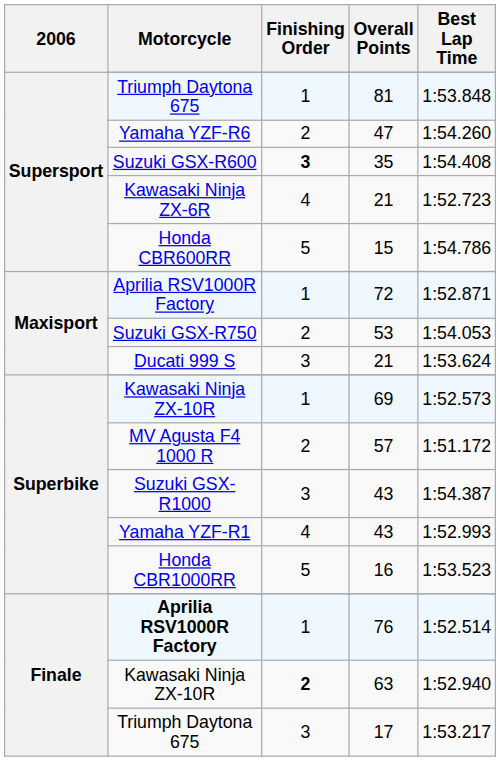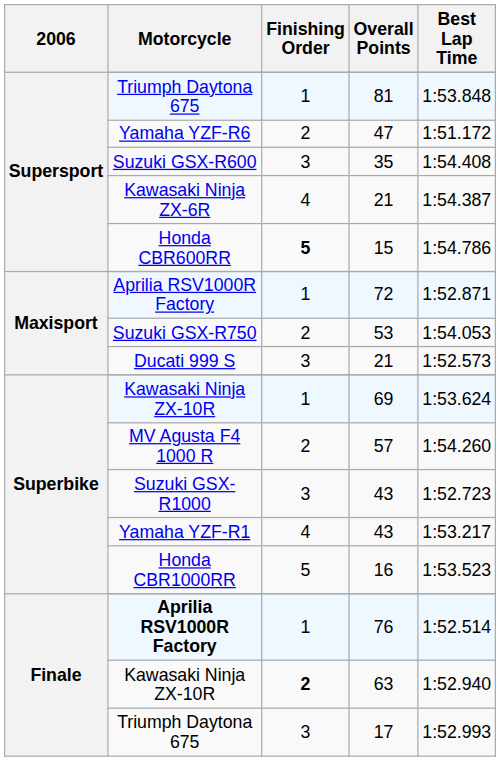(457, 134) 1:54.260 -> (457, 134) 1:51.172
(306, 162) bold -> (306, 162) normal
(457, 200) 1:52.723 -> (457, 200) 1:54.387
(306, 247) normal -> (306, 247) bold
(457, 361) 1:53.624 -> (457, 361) 1:52.573
(457, 399) 1:52.573 -> (457, 399) 1:53.624
(457, 446) 1:51.172 -> (457, 446) 1:54.260
(457, 494) 1:54.387 -> (457, 494) 1:52.723
(457, 532) 1:52.993 -> (457, 532) 1:53.217
(457, 732) 1:53.217 -> (457, 732) 1:52.993
